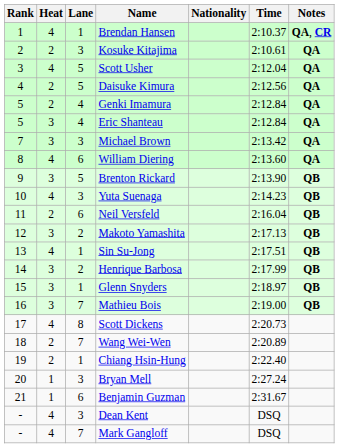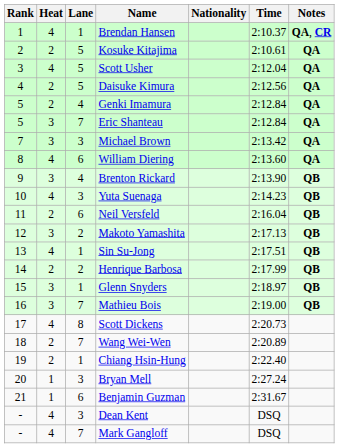(81, 50) 3 -> (81, 50) 5
(81, 123) 4 -> (81, 123) 7
(81, 178) 5 -> (81, 178) 4
(51, 269) 3 -> (51, 269) 2
